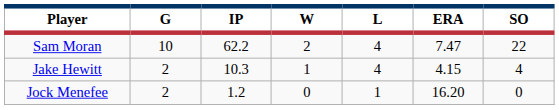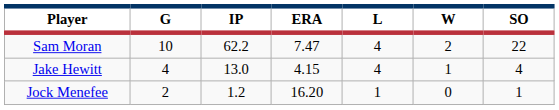columns swapped: (307, 19) <-> (448, 19)
(165, 69) 2 -> (165, 69) 4
(236, 69) 10.3 -> (236, 69) 13.0
(519, 92) 0 -> (519, 92) 1
